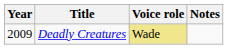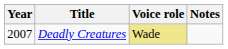(20, 34) 2009 -> (20, 34) 2007
